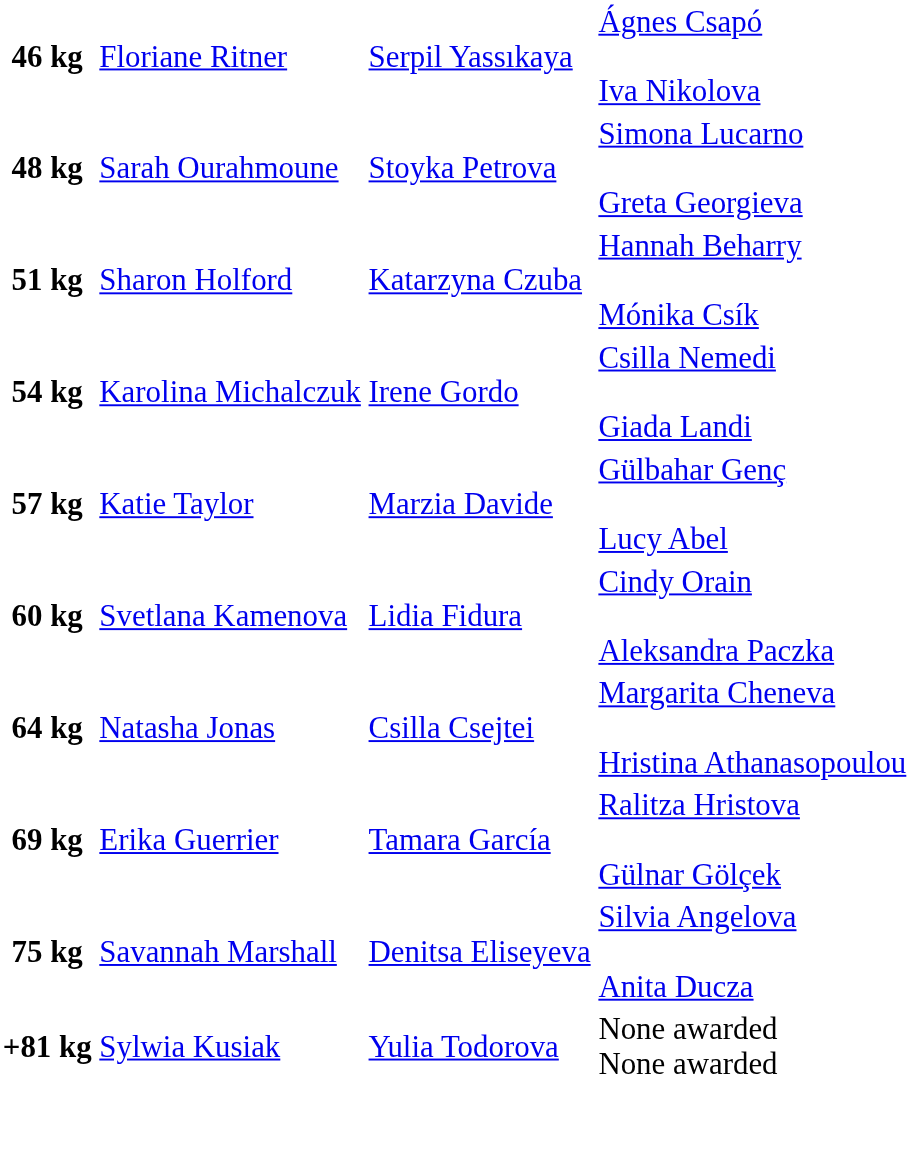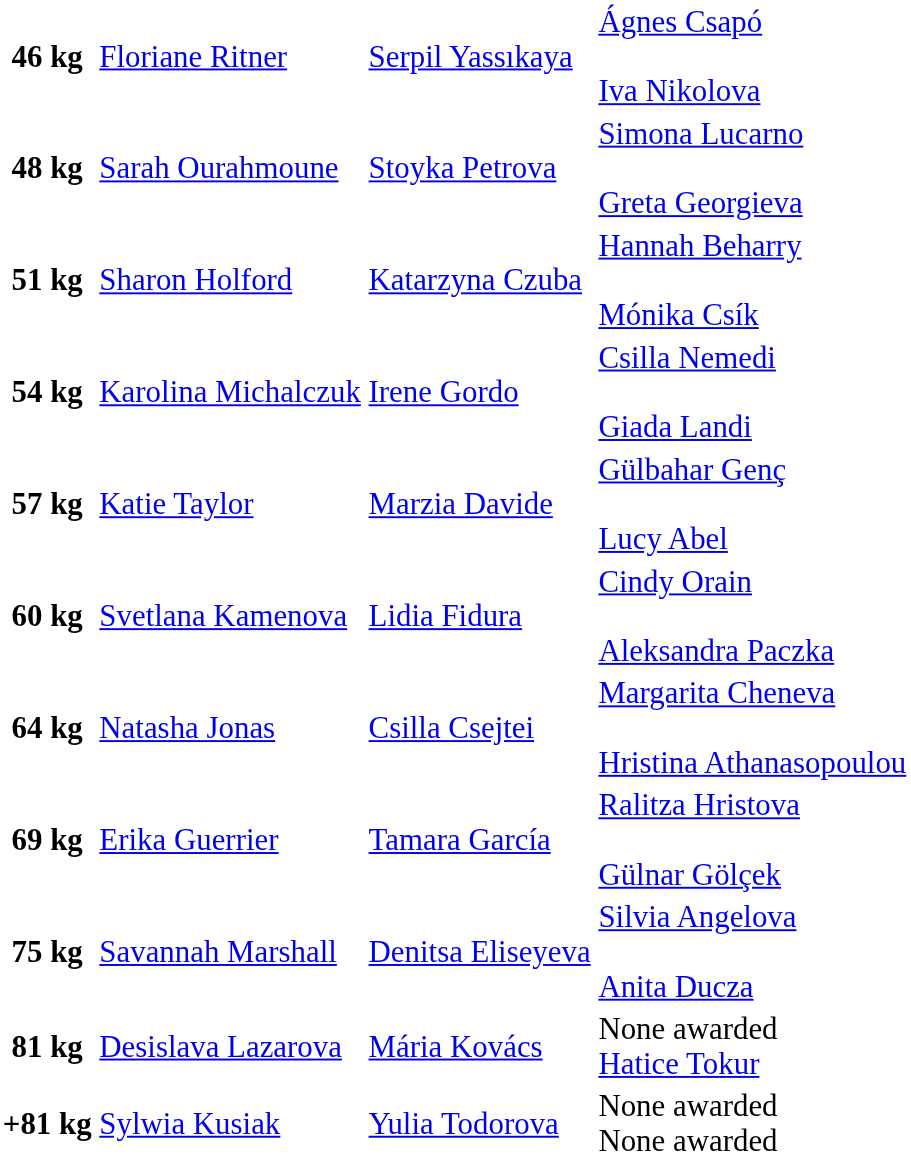+ row: (47, 1046)
